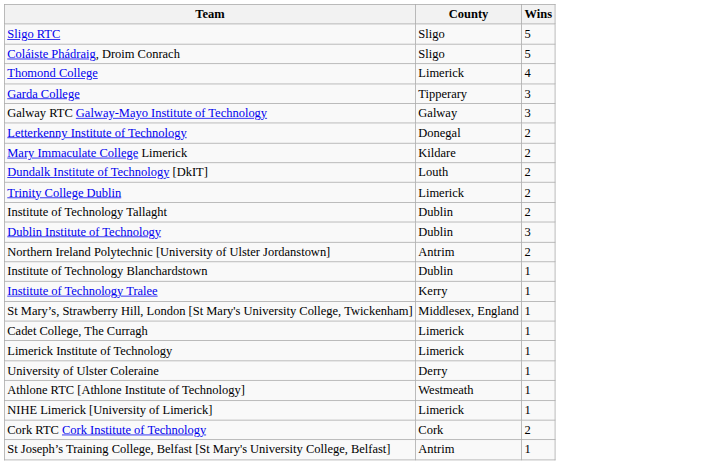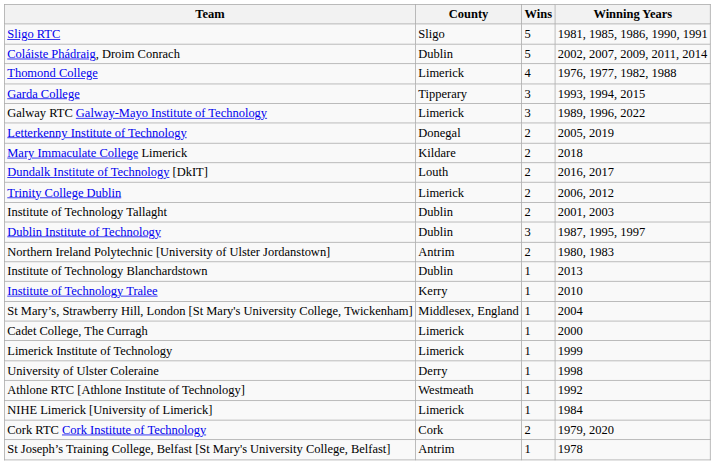+ column: (633, 14)
(432, 53) Sligo -> (436, 53) Dublin
(438, 113) Galway -> (441, 113) Limerick
